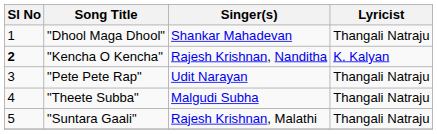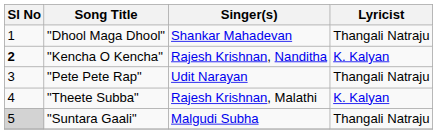(215, 98) Malgudi Subha -> (244, 98) Rajesh Krishnan, Malathi
(381, 98) Thangali Natraju -> (361, 98) K. Kalyan
(11, 118) no background -> (11, 118) lightgrey background
(244, 118) Rajesh Krishnan, Malathi -> (215, 118) Malgudi Subha
